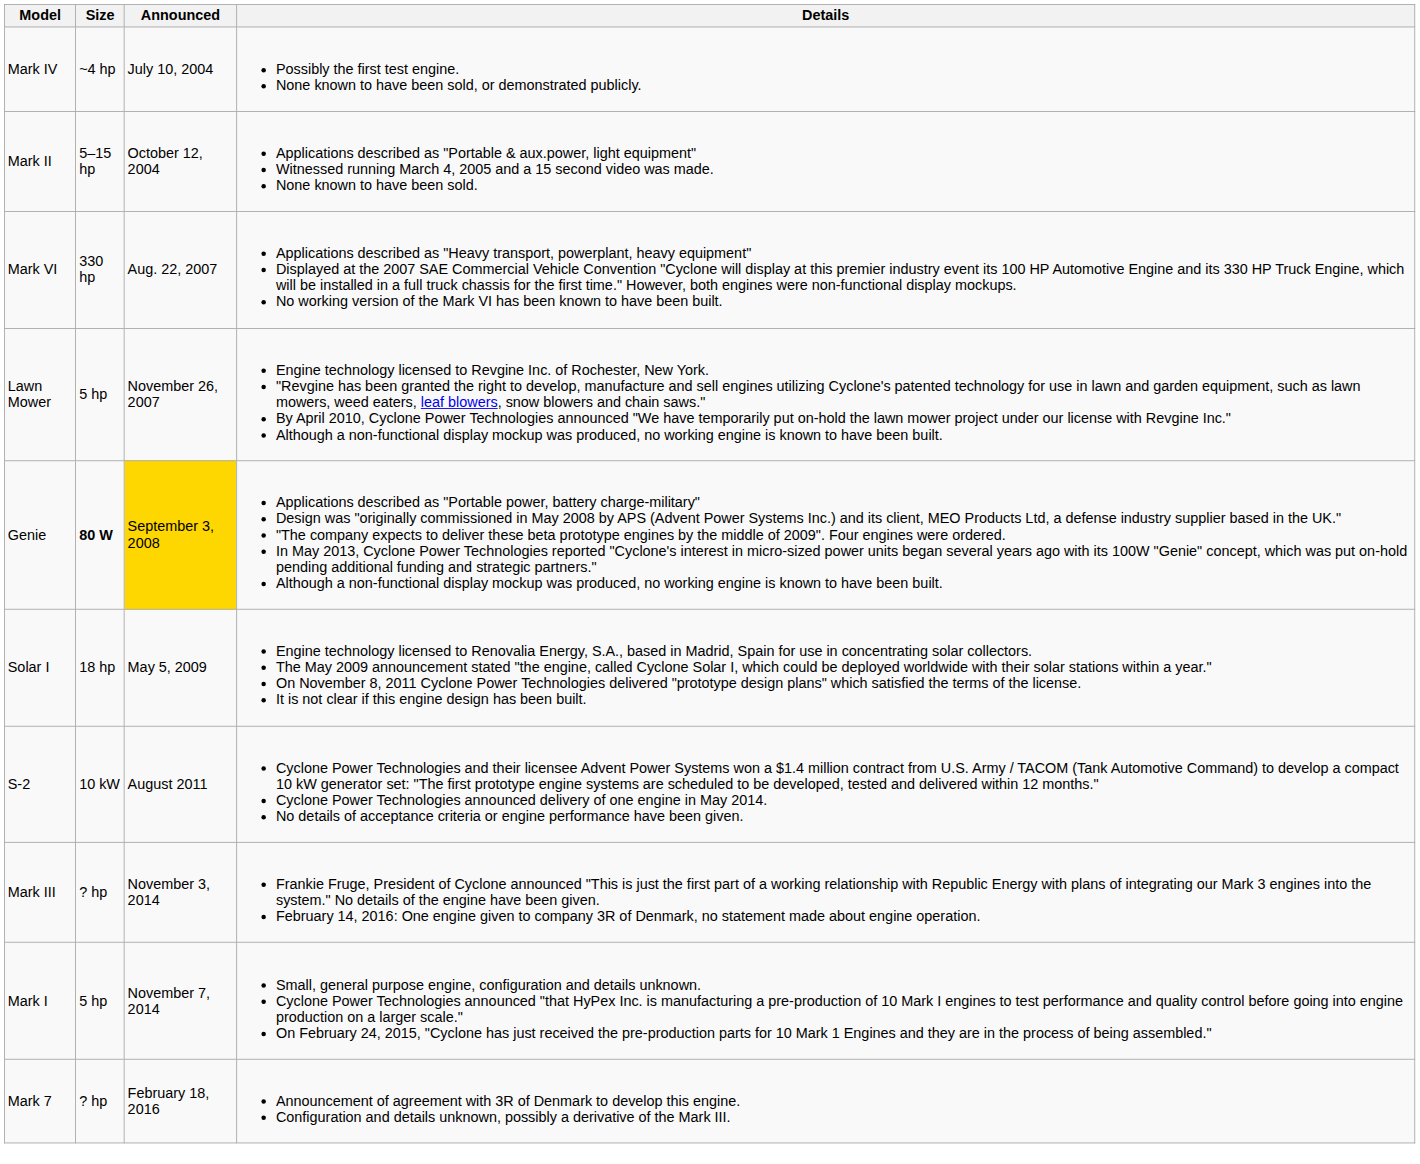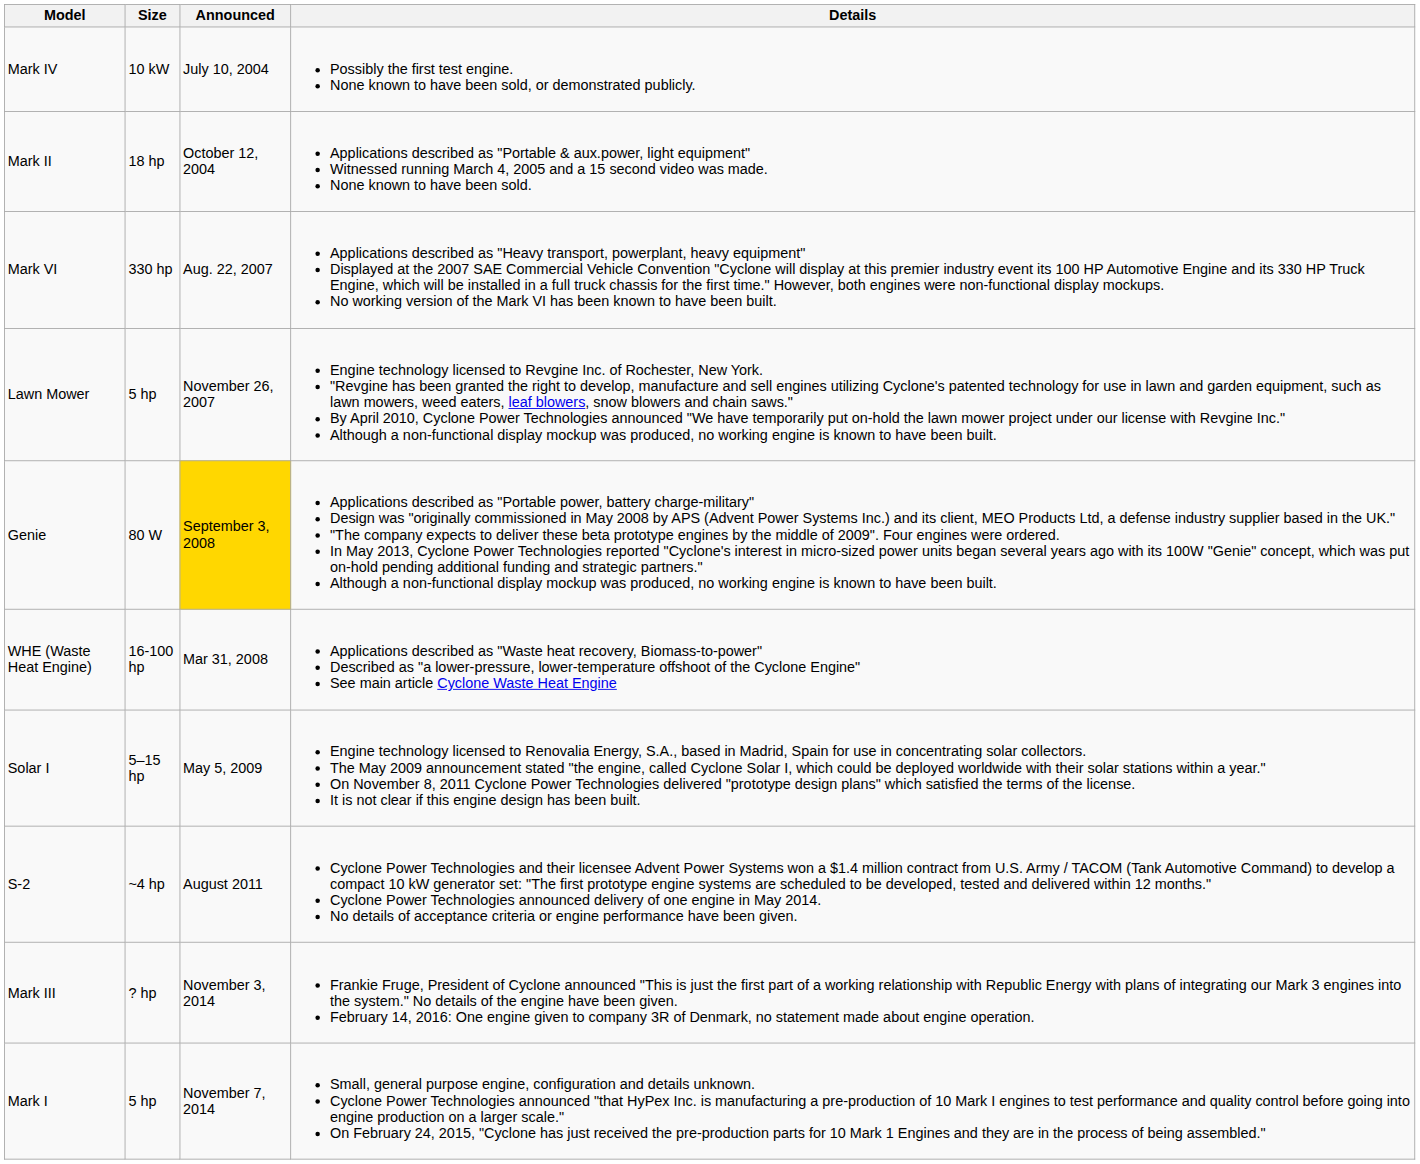(97, 69) ~4 hp -> (149, 69) 10 kW
(95, 161) 5–15 hp -> (146, 161) 18 hp
(96, 535) bold -> (145, 535) normal
+ row: (50, 659)
(97, 667) 18 hp -> (144, 767) 5–15 hp
(100, 784) 10 kW -> (147, 884) ~4 hp
- row: (30, 1101)
